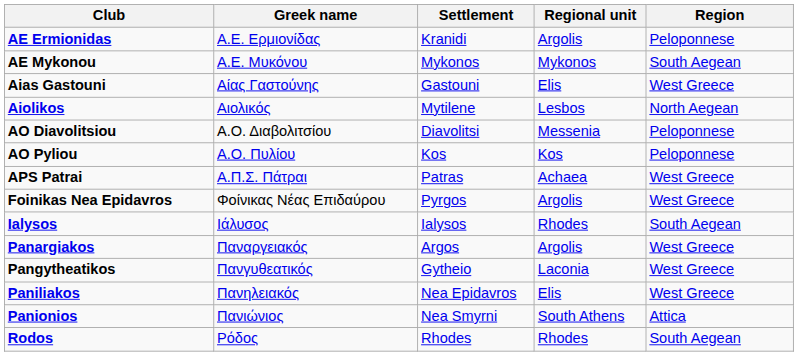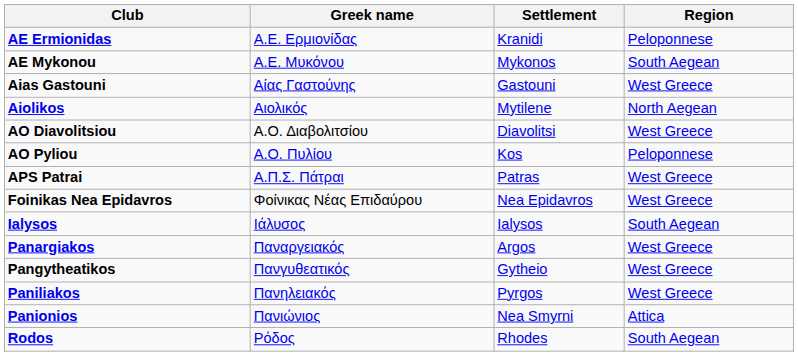- column: (590, 16)
(692, 131) Peloponnese -> (670, 131) West Greece
(444, 200) Pyrgos -> (545, 200) Nea Epidavros
(469, 293) Nea Epidavros -> (520, 293) Pyrgos
